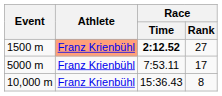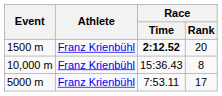(96, 48) lightsalmon background -> (96, 48) no background
(201, 48) 27 -> (201, 48) 20
rows swapped: (25, 65) <-> (30, 83)
